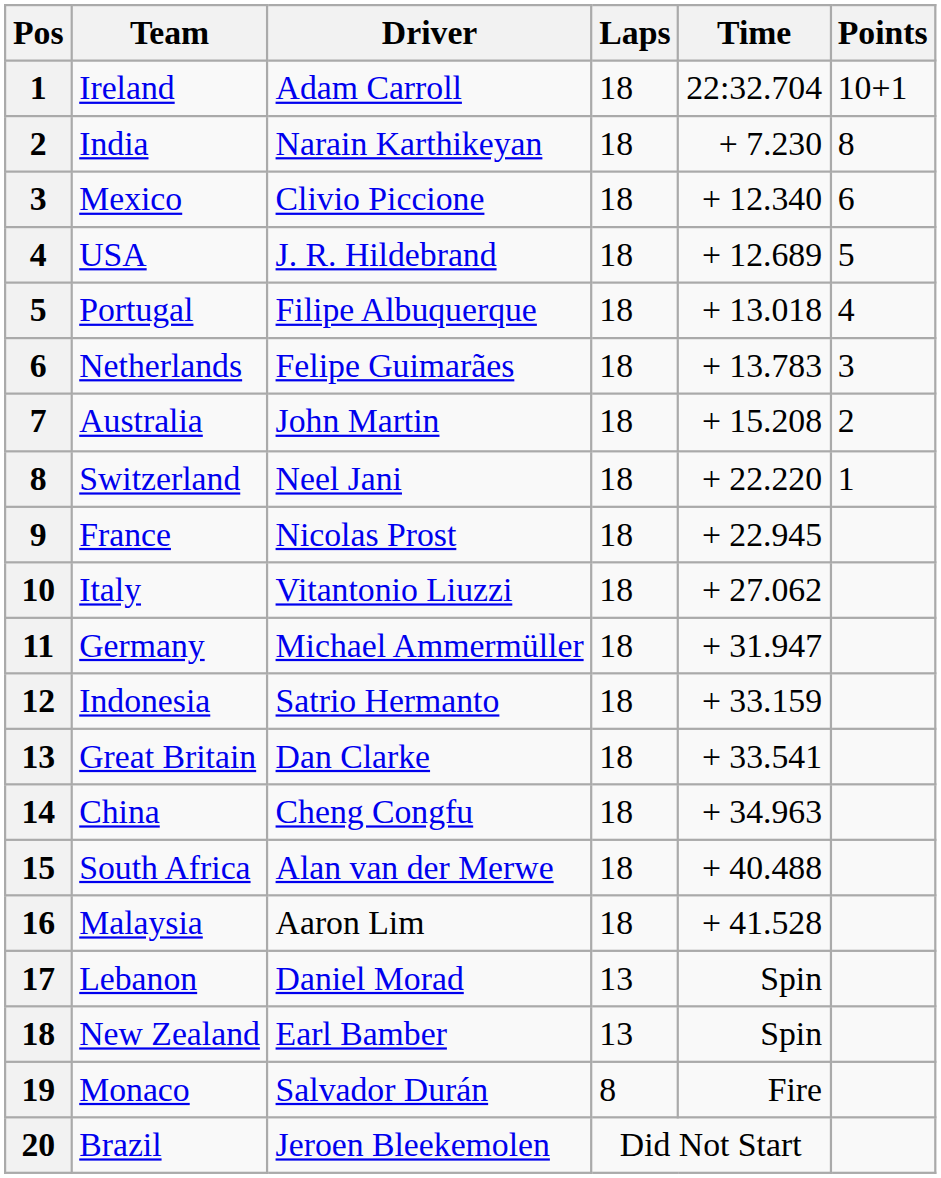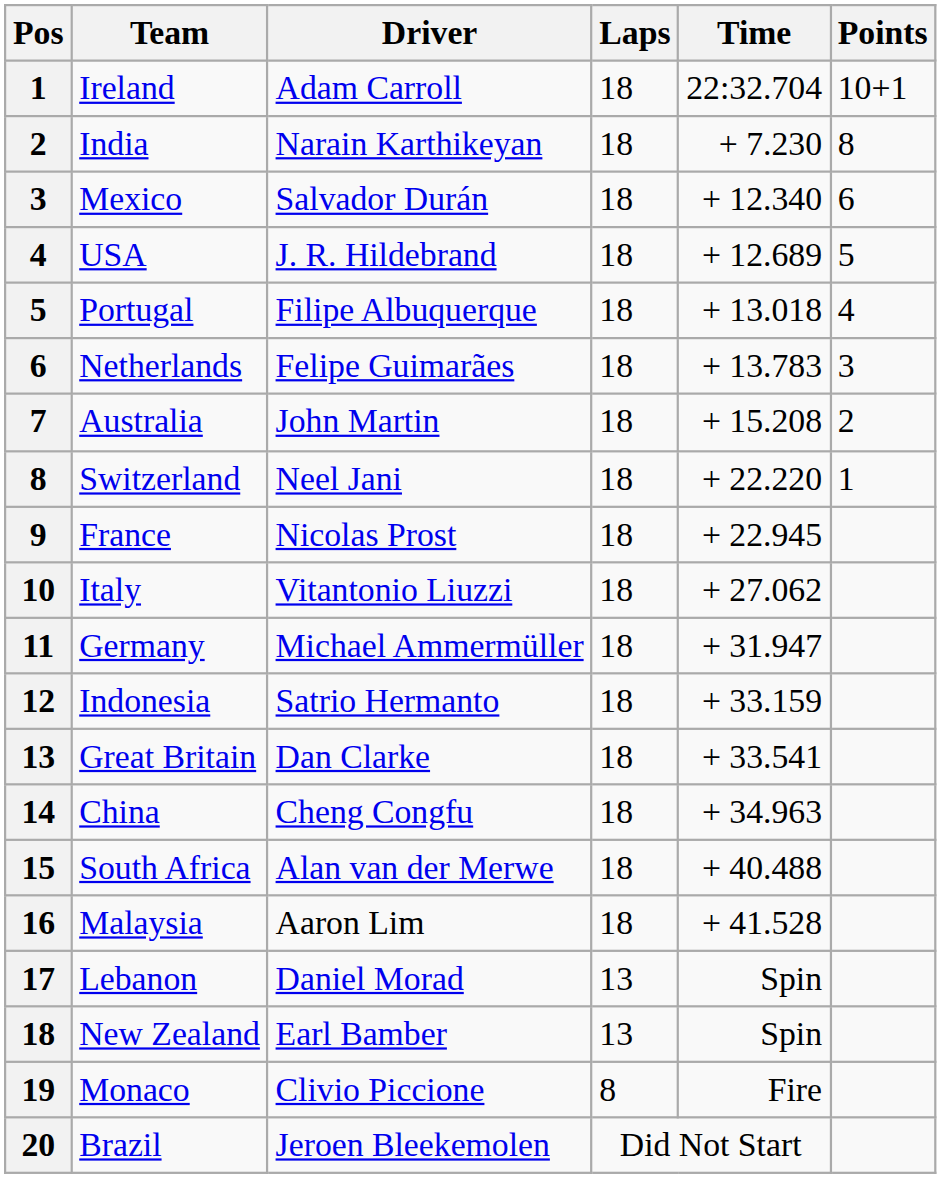(380, 199) Clivio Piccione -> (382, 199) Salvador Durán
(382, 1089) Salvador Durán -> (380, 1089) Clivio Piccione
